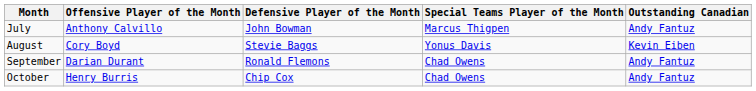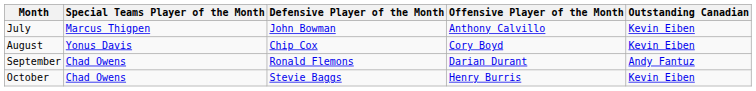columns swapped: (153, 13) <-> (524, 13)
(662, 29) Andy Fantuz -> (662, 29) Kevin Eiben
(281, 45) Stevie Baggs -> (294, 45) Chip Cox
(269, 78) Chip Cox -> (306, 78) Stevie Baggs
(662, 78) Andy Fantuz -> (662, 78) Kevin Eiben
